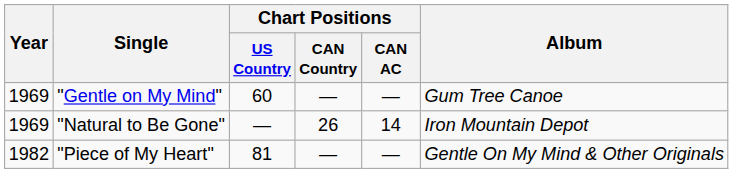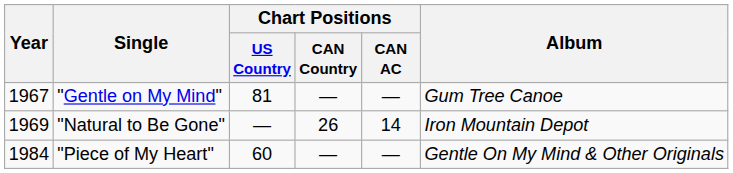(29, 96) 1969 -> (29, 96) 1967
(262, 96) 60 -> (262, 96) 81
(29, 153) 1982 -> (29, 153) 1984
(262, 153) 81 -> (262, 153) 60
